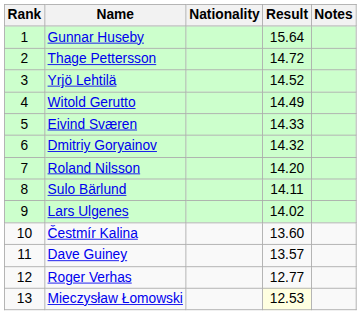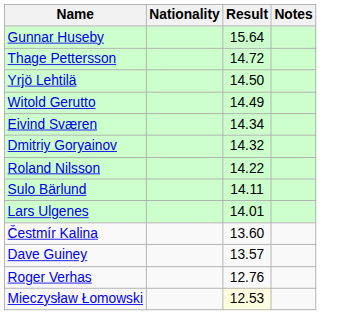- column: (24, 15)
(287, 80) 14.52 -> (247, 80) 14.50
(287, 124) 14.33 -> (247, 124) 14.34
(287, 168) 14.20 -> (247, 168) 14.22
(287, 211) 14.02 -> (247, 211) 14.01
(287, 277) 12.77 -> (247, 277) 12.76
